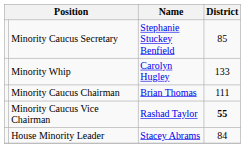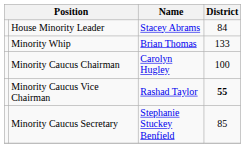rows swapped: (58, 135) <-> (65, 39)
(156, 71) Carolyn Hugley -> (169, 43) Brian Thomas
(169, 93) Brian Thomas -> (156, 65) Carolyn Hugley
(222, 93) 111 -> (222, 65) 100
